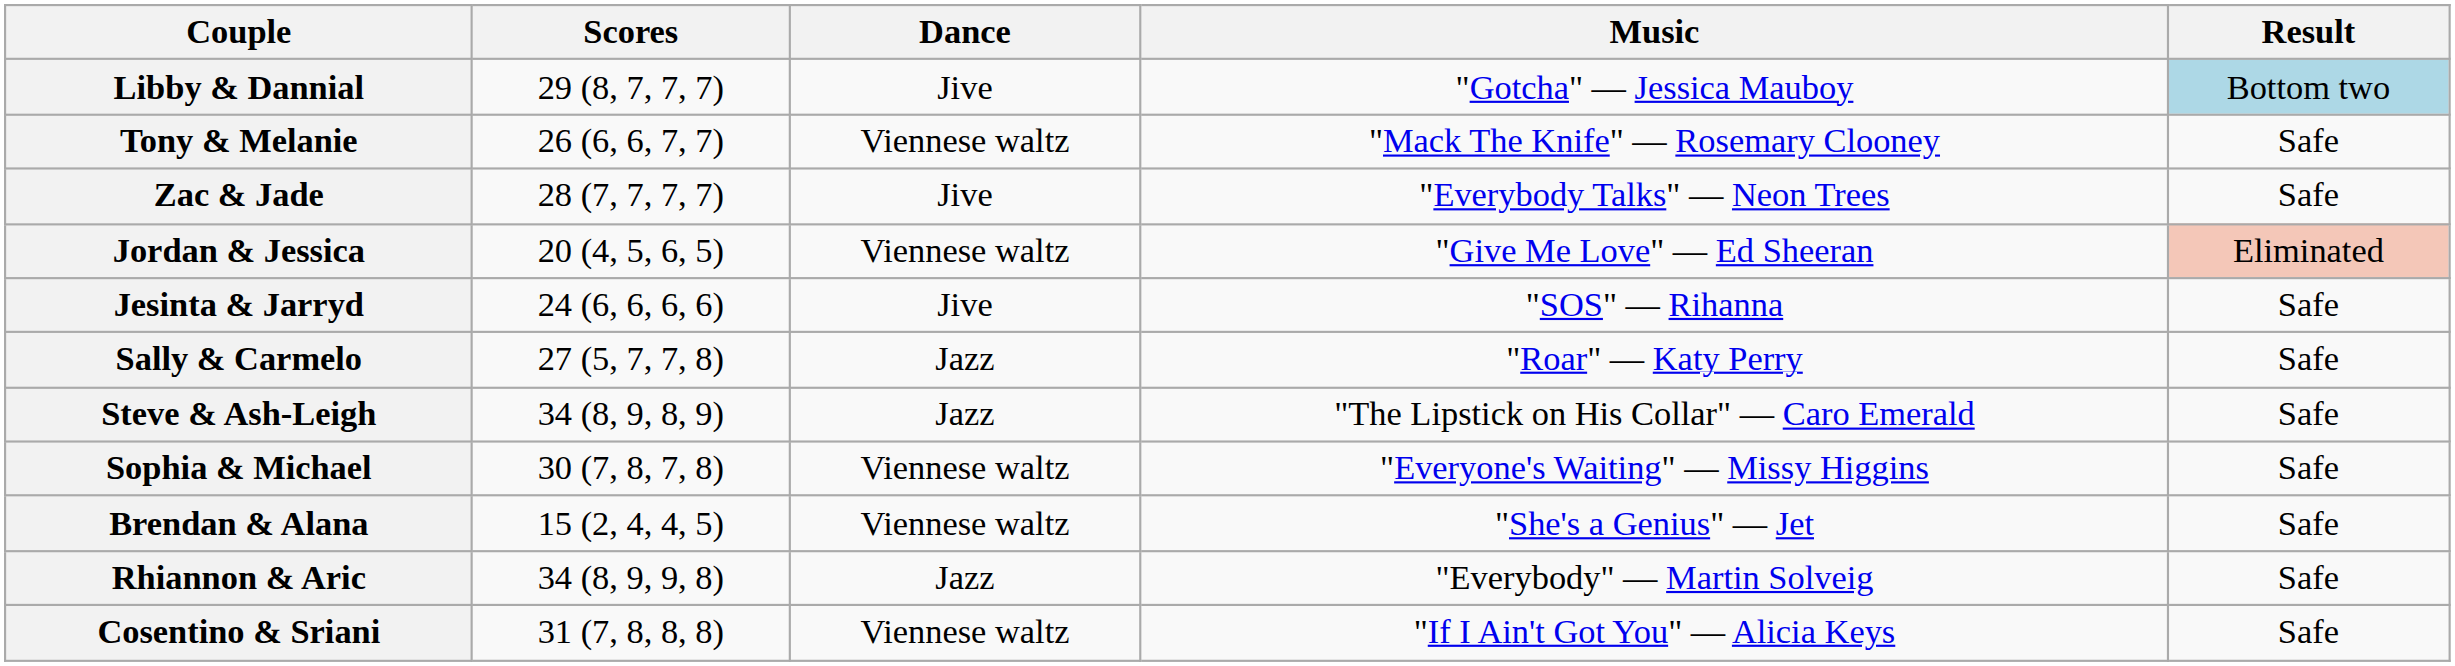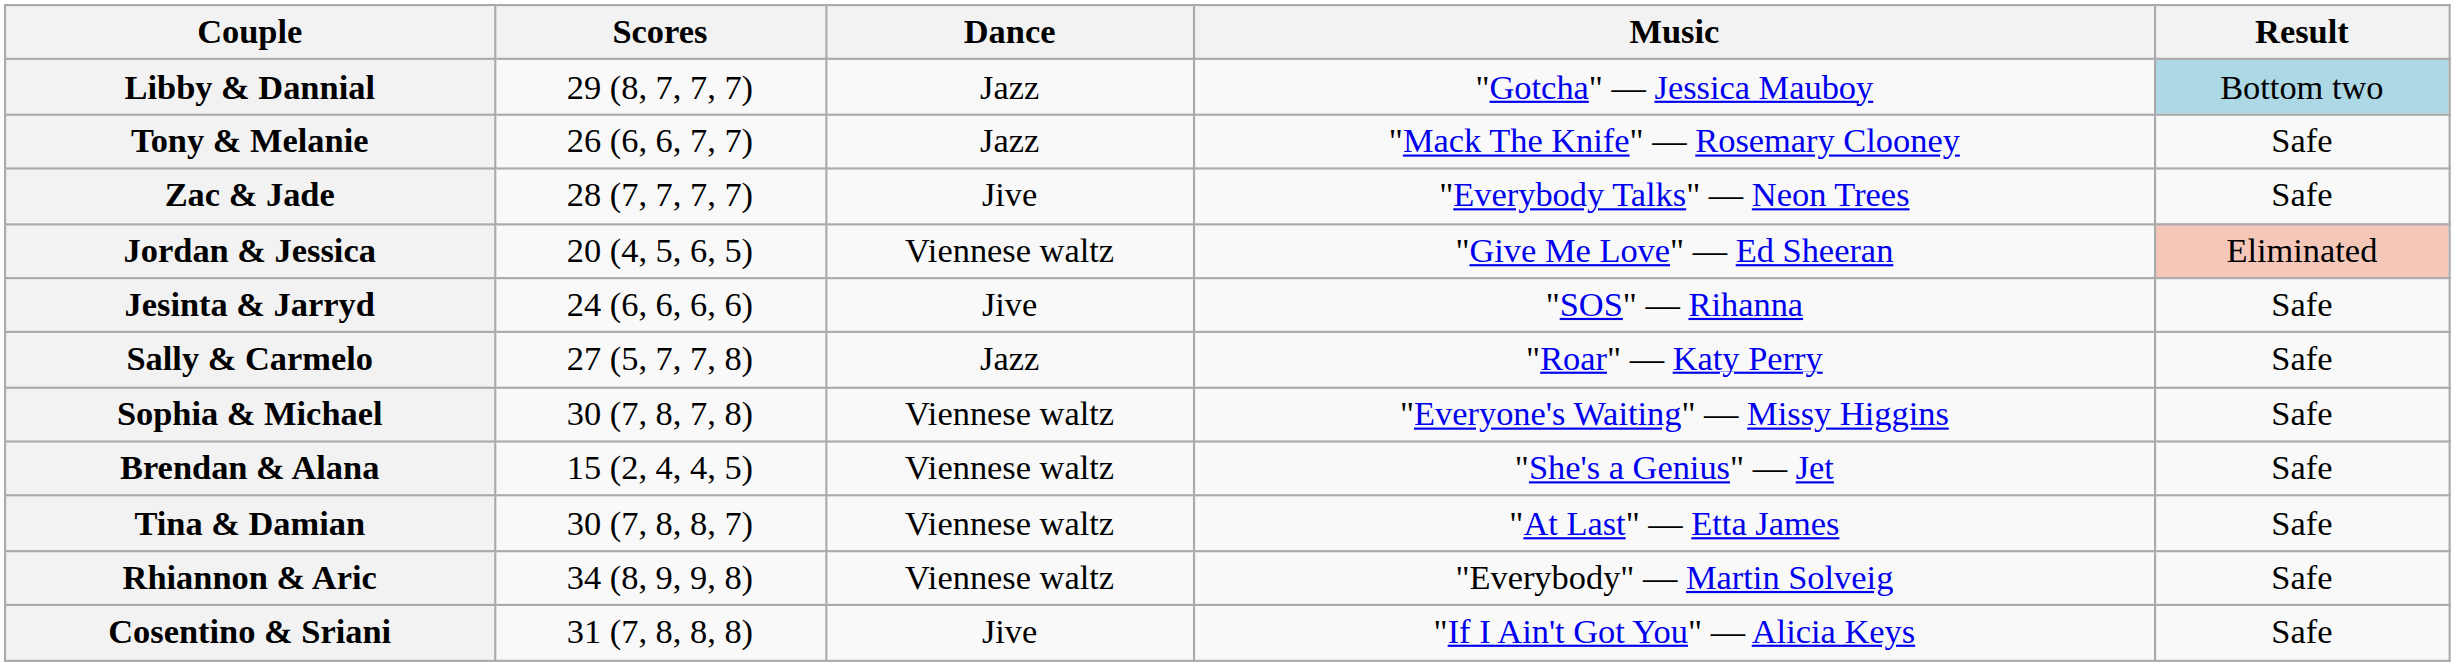(965, 86) Jive -> (1010, 86) Jazz
(965, 140) Viennese waltz -> (1010, 140) Jazz
- row: (239, 413)
+ row: (250, 522)
(965, 577) Jazz -> (1010, 577) Viennese waltz
(965, 631) Viennese waltz -> (1010, 631) Jive
